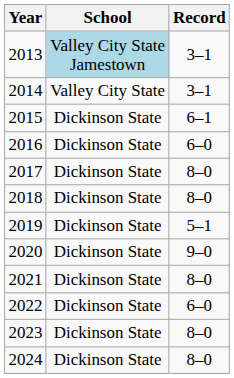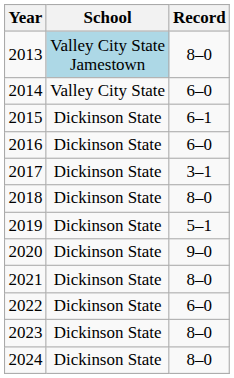(199, 54) 3–1 -> (199, 54) 8–0
(199, 90) 3–1 -> (199, 90) 6–0
(199, 171) 8–0 -> (199, 171) 3–1
